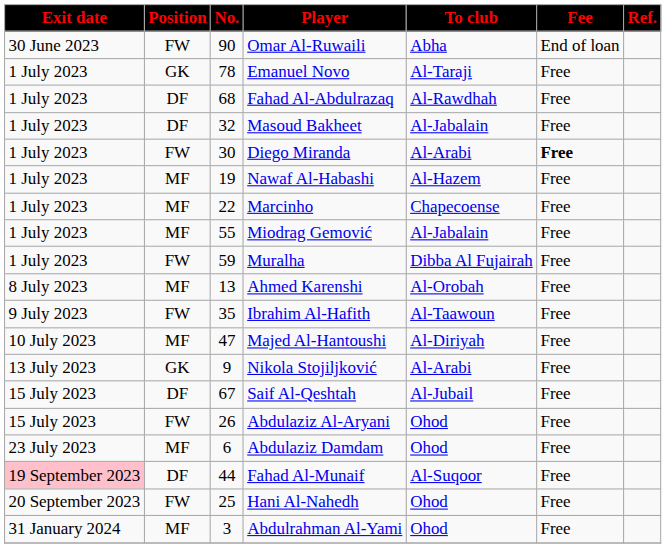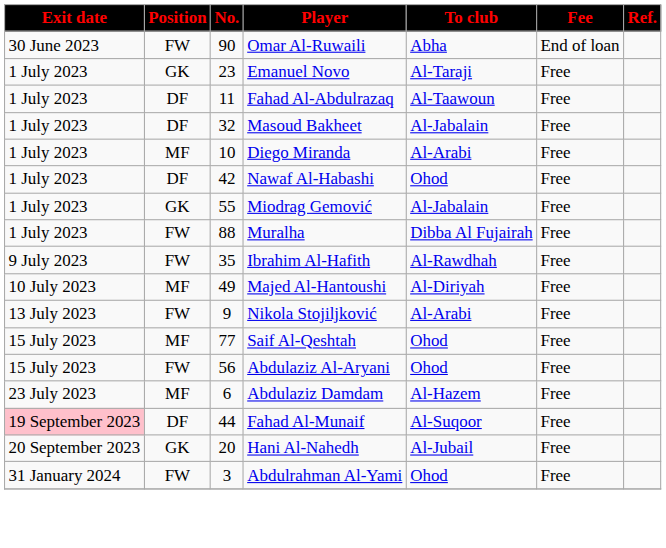(227, 71) 78 -> (227, 71) 23
(227, 98) 68 -> (227, 98) 11
(453, 98) Al-Rawdhah -> (452, 98) Al-Taawoun
(177, 152) FW -> (177, 152) MF
(227, 152) 30 -> (227, 152) 10
(557, 152) bold -> (556, 152) normal
(177, 179) MF -> (177, 179) DF
(227, 179) 19 -> (227, 179) 42
(445, 179) Al-Hazem -> (429, 179) Ohod
- row: (280, 206)
(177, 233) MF -> (177, 206) GK
(227, 260) 59 -> (227, 233) 88
- row: (305, 286)
(452, 313) Al-Taawoun -> (453, 260) Al-Rawdhah
(227, 340) 47 -> (227, 286) 49
(177, 367) GK -> (177, 313) FW
(177, 394) DF -> (177, 340) MF
(227, 394) 67 -> (227, 340) 77
(442, 394) Al-Jubail -> (429, 340) Ohod
(227, 421) 26 -> (227, 367) 56
(429, 448) Ohod -> (445, 394) Al-Hazem
(177, 502) FW -> (177, 448) GK
(227, 502) 25 -> (227, 448) 20
(429, 502) Ohod -> (442, 448) Al-Jubail
(177, 529) MF -> (177, 475) FW
